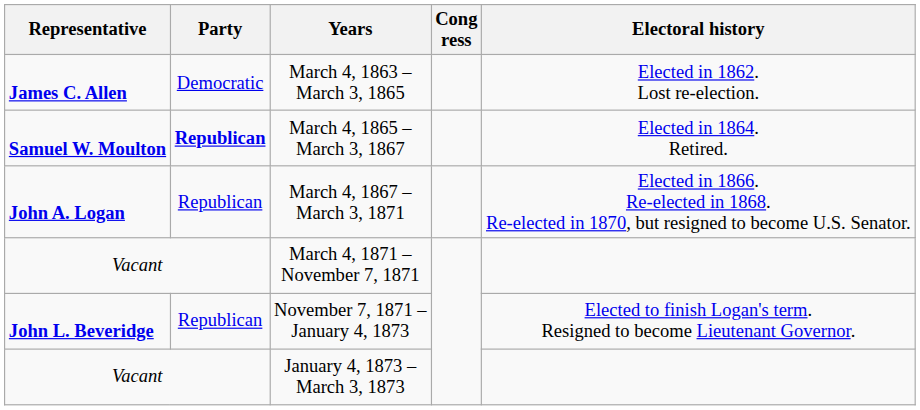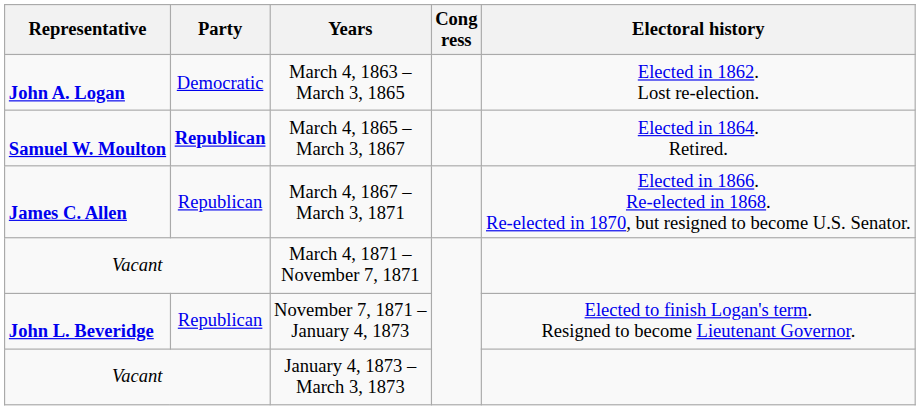(68, 93) James C. Allen -> (67, 93) John A. Logan
(67, 212) John A. Logan -> (68, 212) James C. Allen
